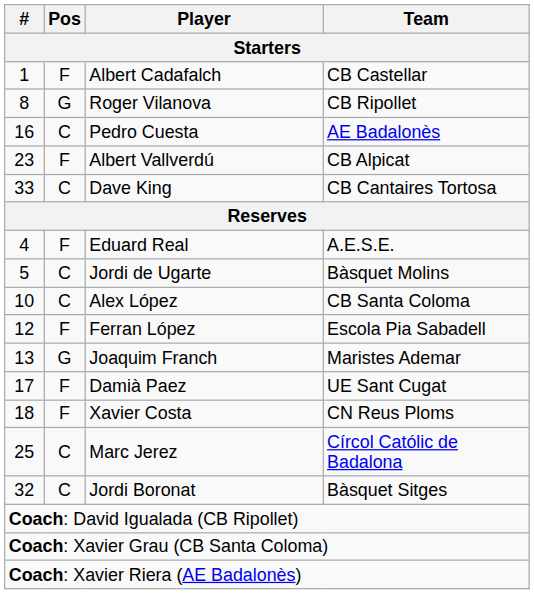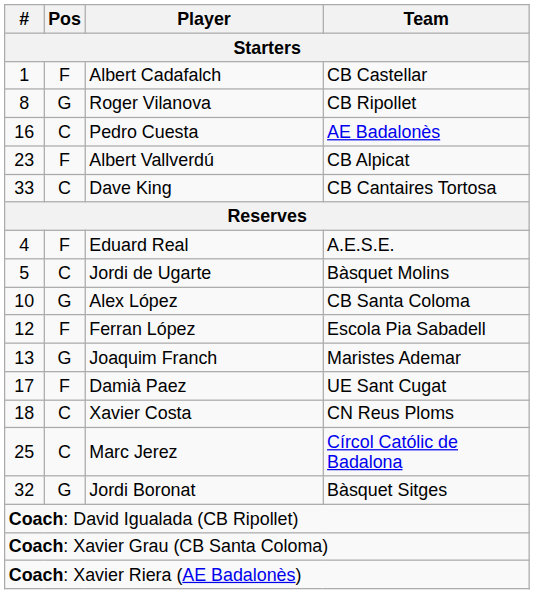(65, 301) C -> (65, 301) G
(65, 414) F -> (65, 414) C
(65, 490) C -> (65, 490) G
